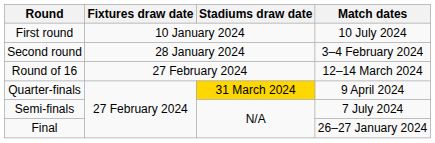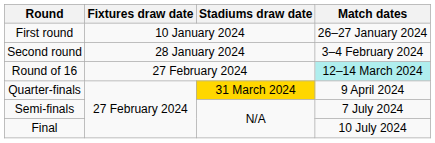(373, 33) 10 July 2024 -> (373, 33) 26–27 January 2024
(373, 71) no background -> (373, 71) paleturquoise background
(373, 128) 26–27 January 2024 -> (373, 128) 10 July 2024
